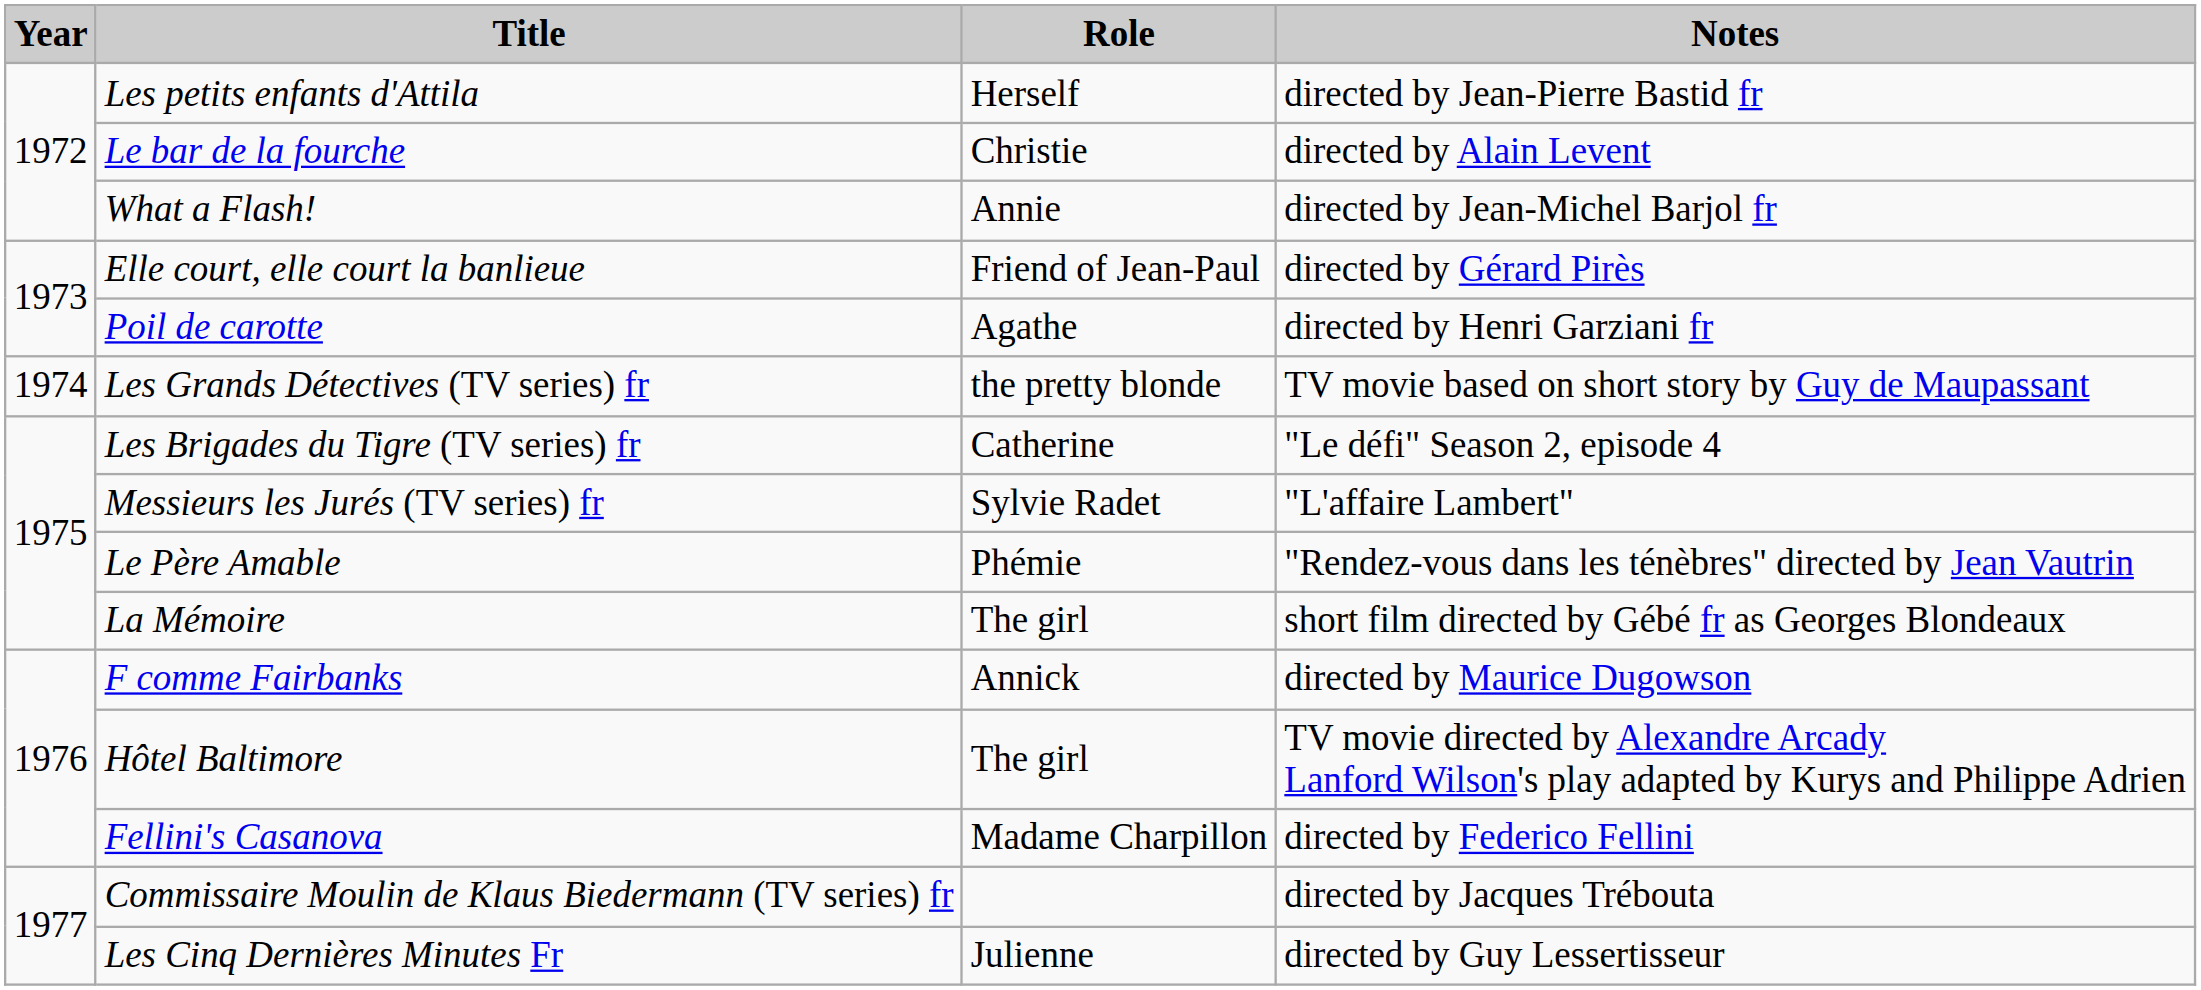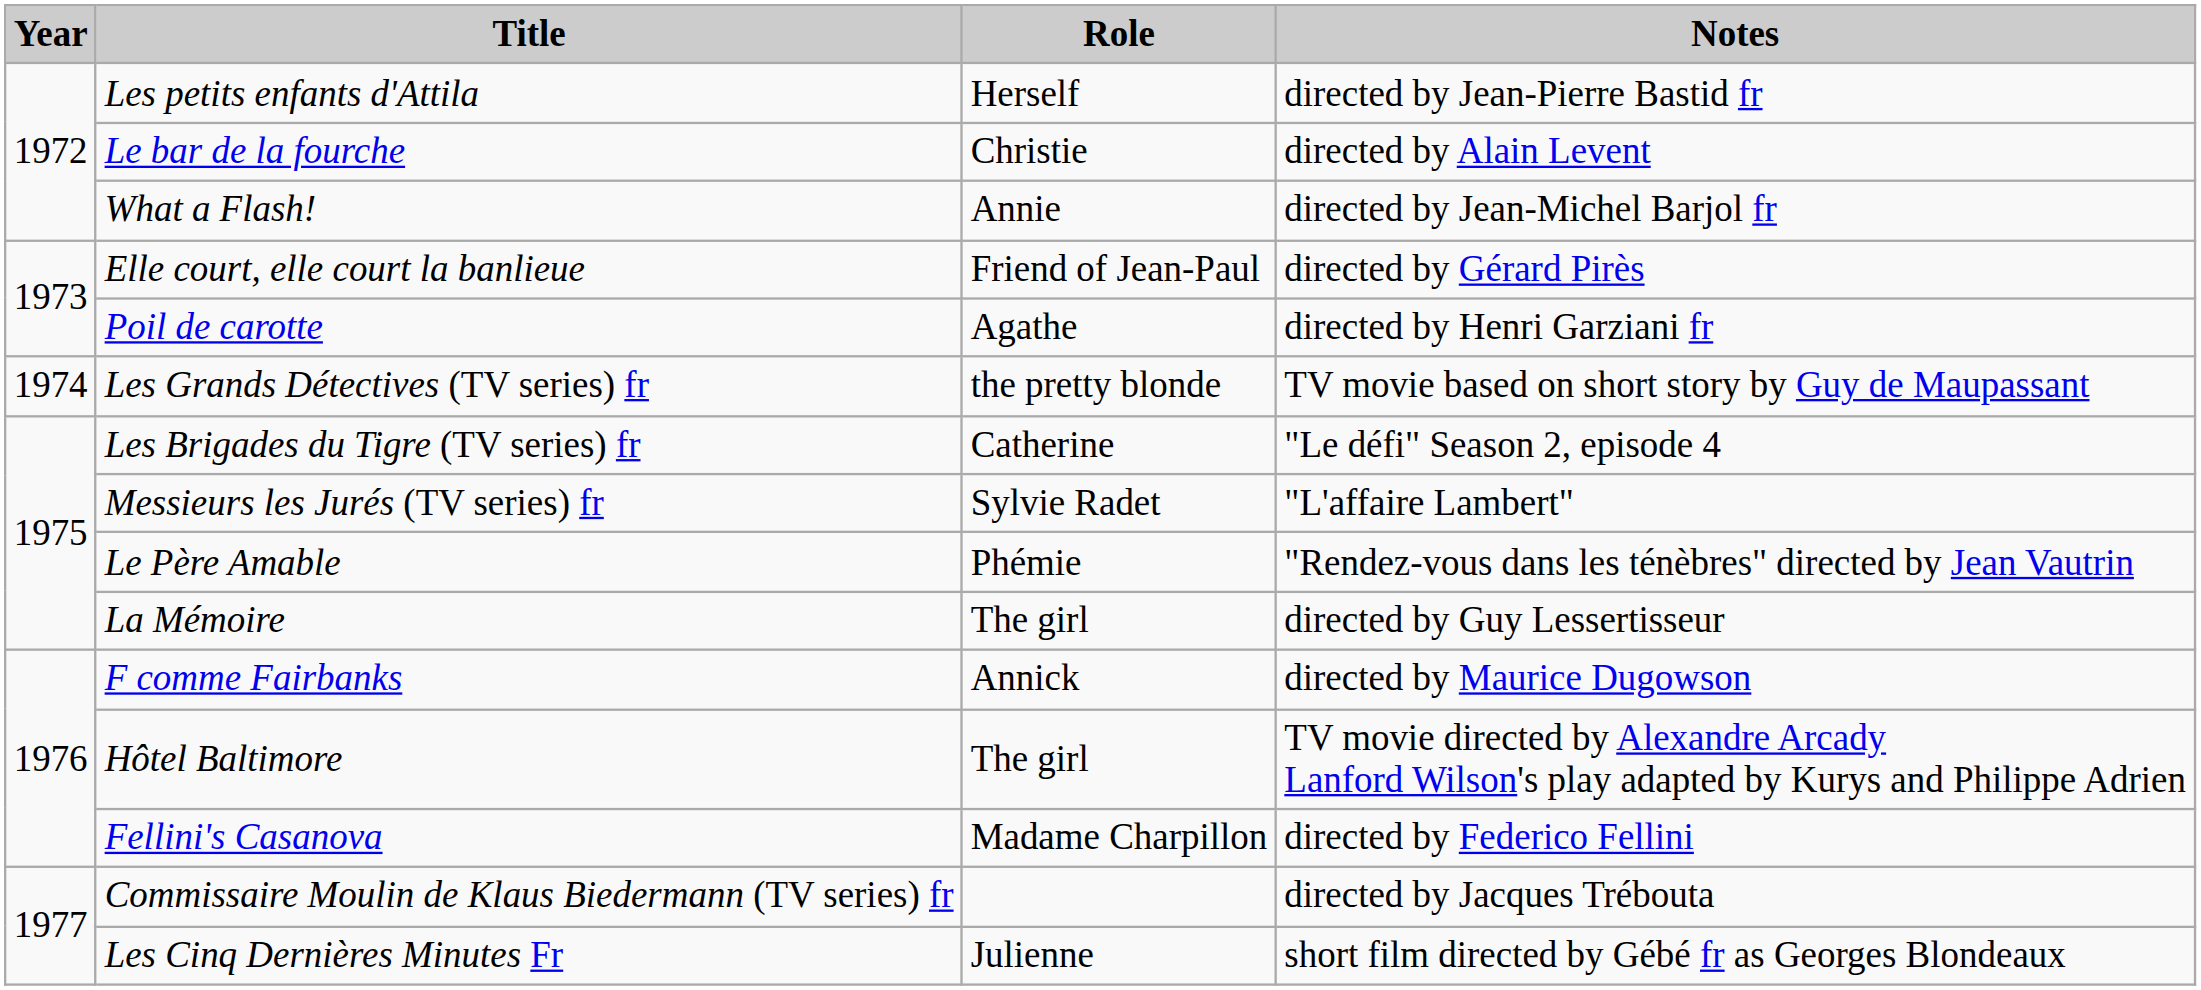(1675, 619) short film directed by Gébé fr as Georges Blondeaux -> (1504, 619) directed by Guy Lessertisseur
(1504, 954) directed by Guy Lessertisseur -> (1675, 954) short film directed by Gébé fr as Georges Blondeaux
